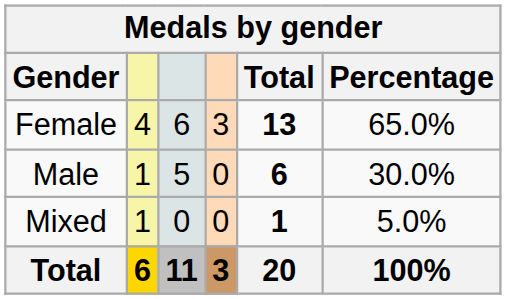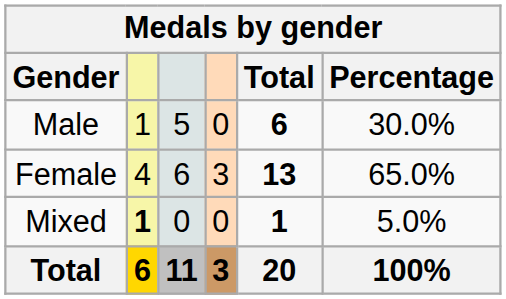rows swapped: (66, 174) <-> (66, 125)
(143, 222) normal -> (143, 222) bold
